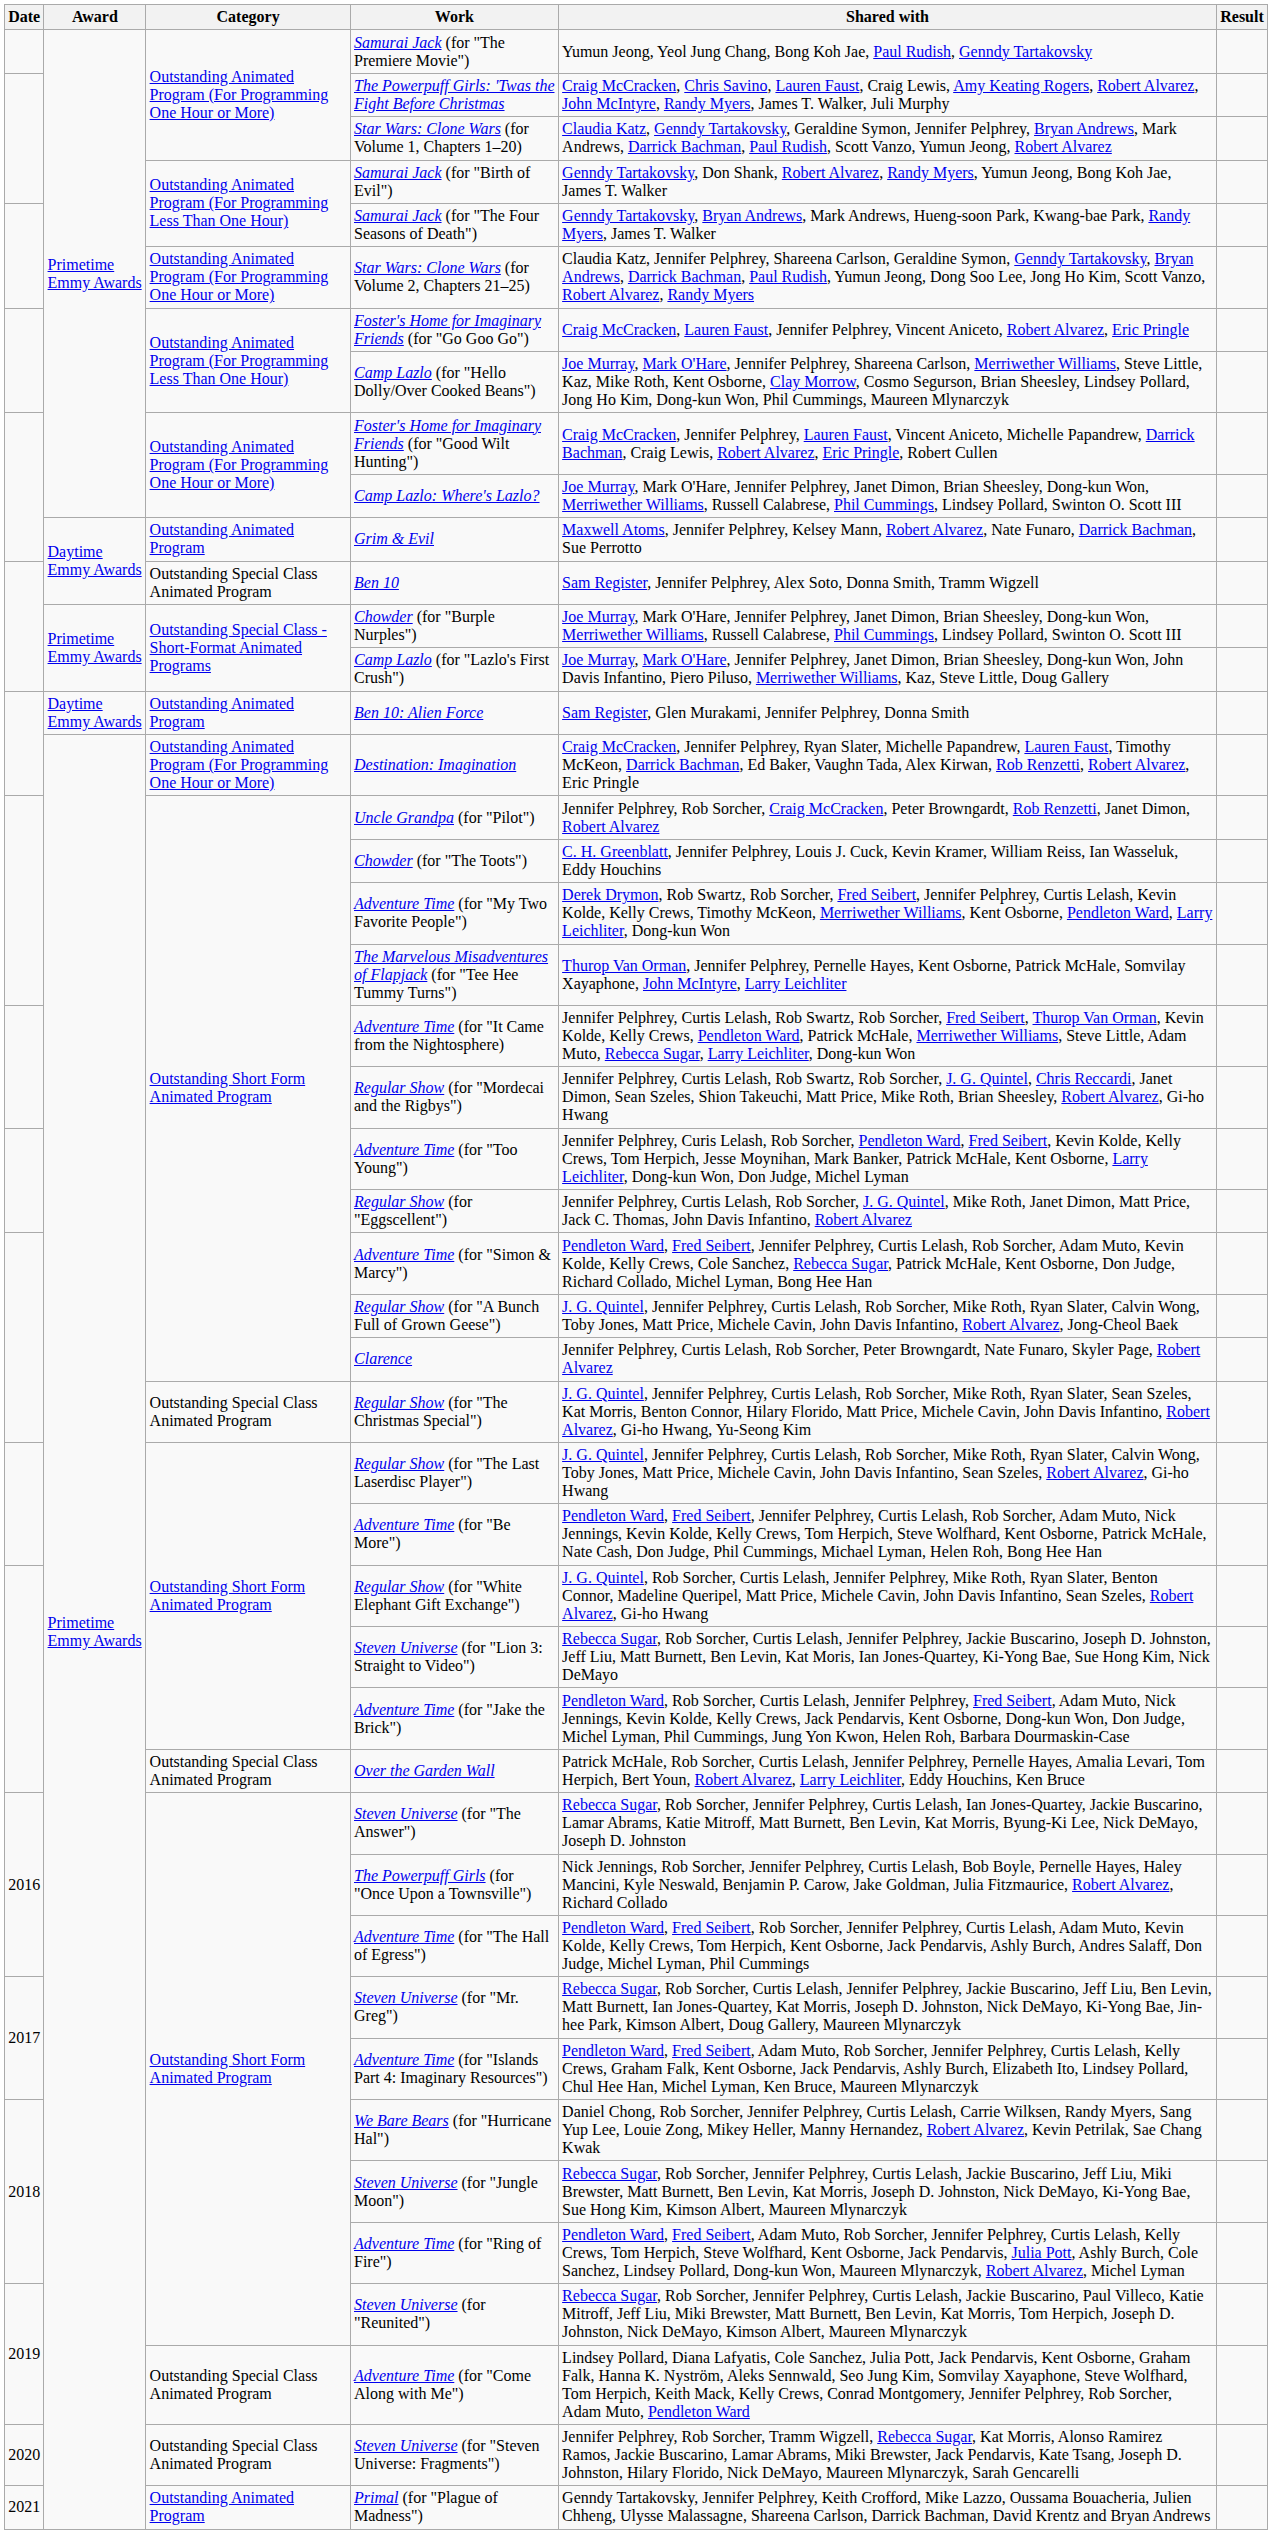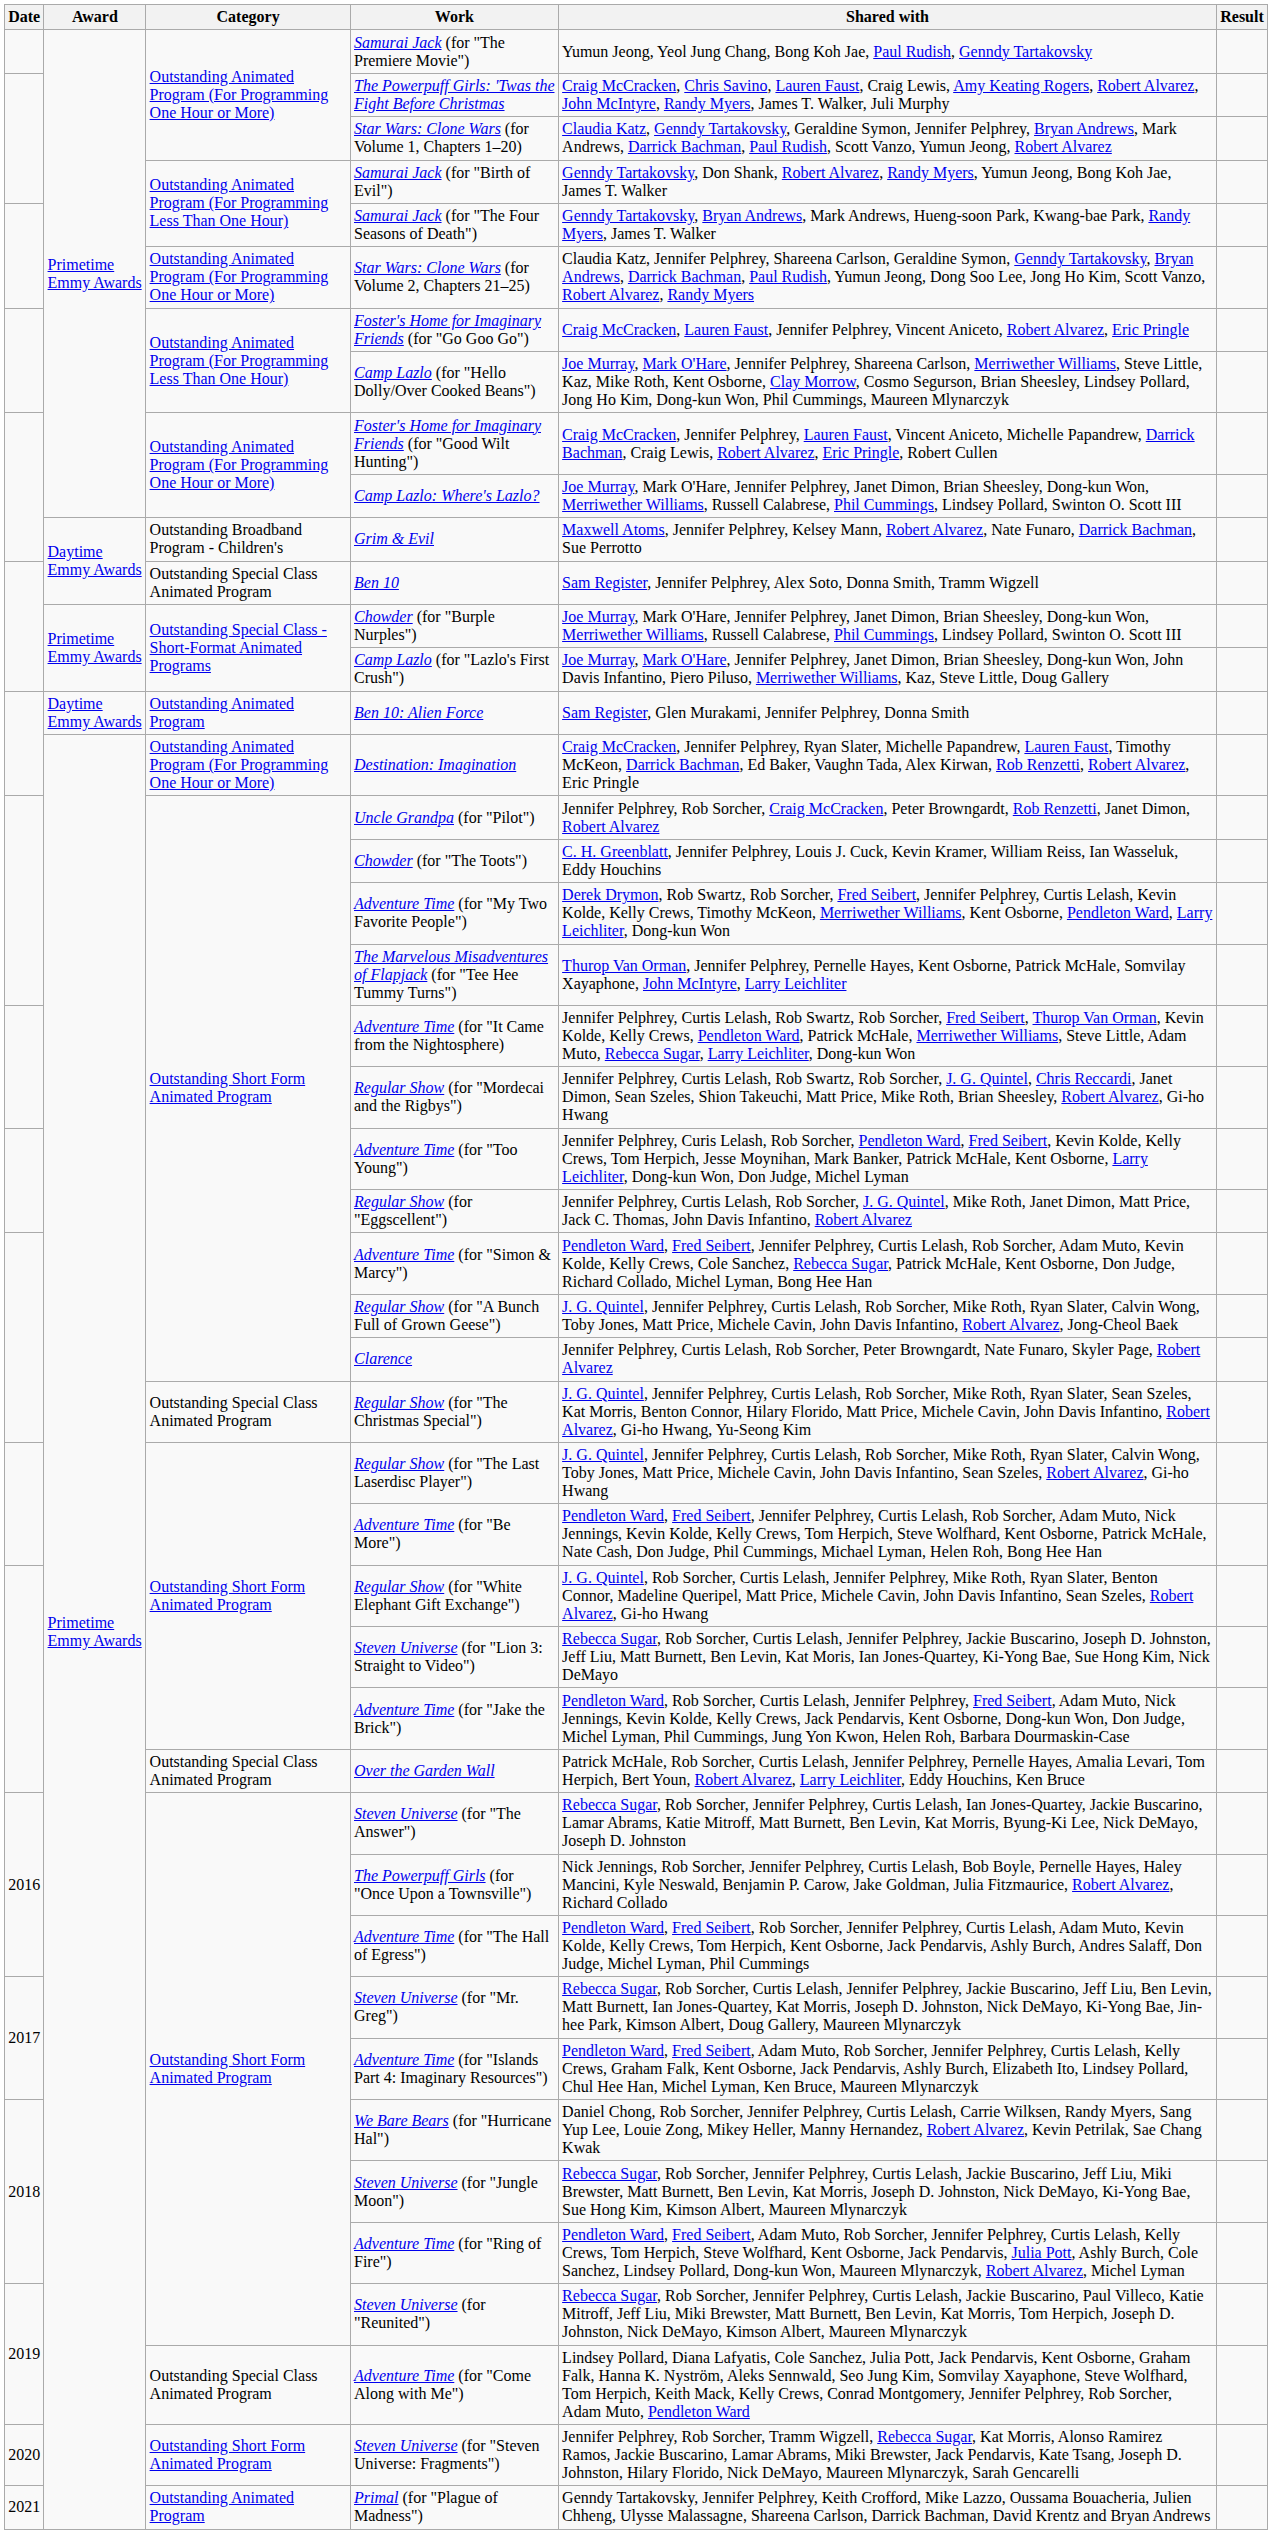(222, 539) Outstanding Animated Program -> (226, 539) Outstanding Broadband Program - Children's
(234, 2455) Outstanding Special Class Animated Program -> (227, 2455) Outstanding Short Form Animated Program
